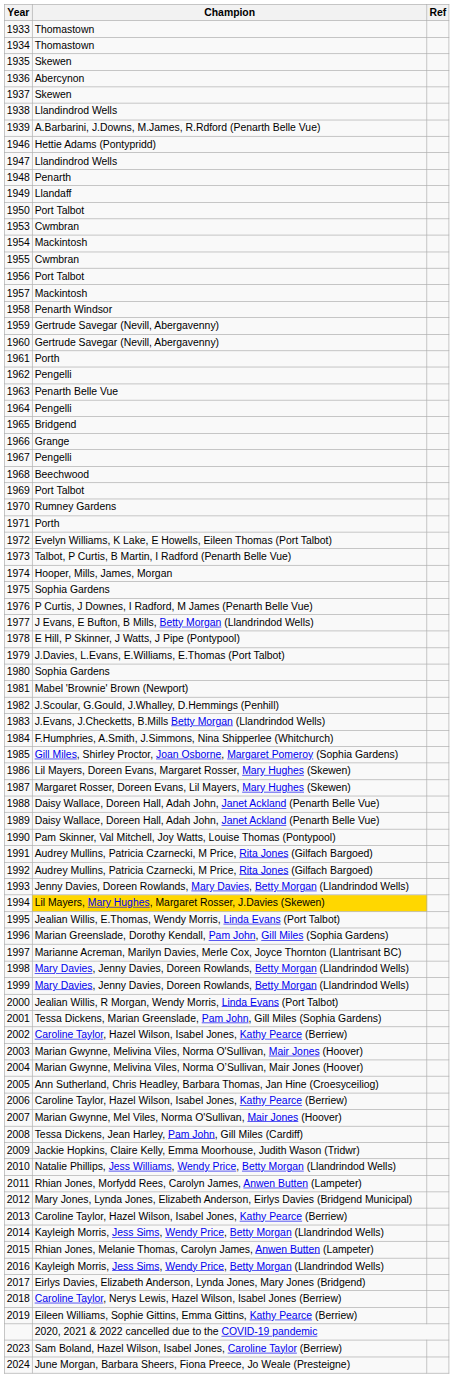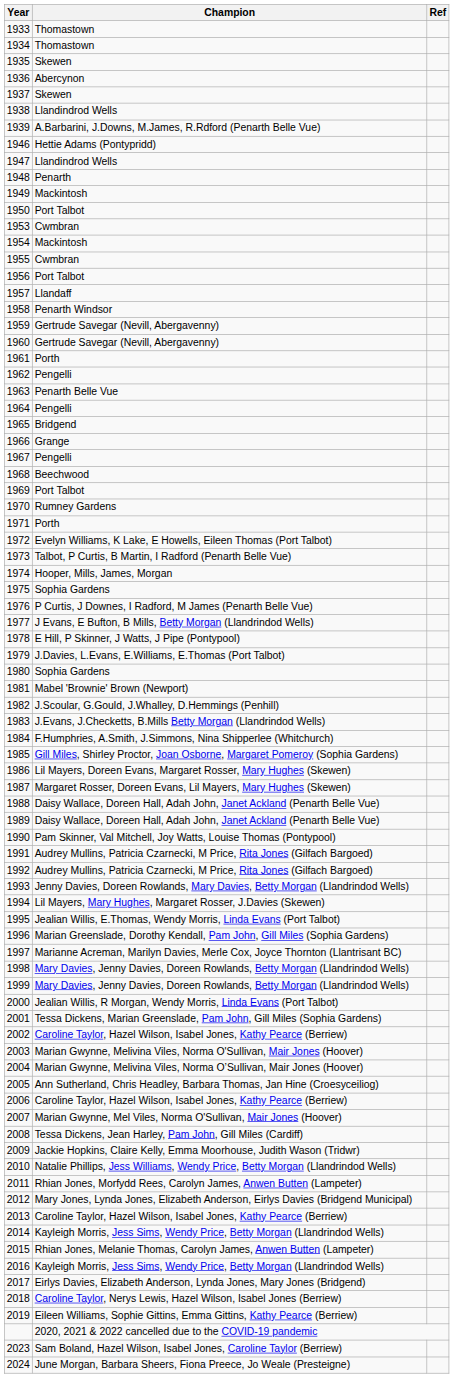(53, 194) Llandaff -> (61, 194) Mackintosh
(61, 293) Mackintosh -> (53, 293) Llandaff
(180, 903) gold background -> (180, 903) no background
